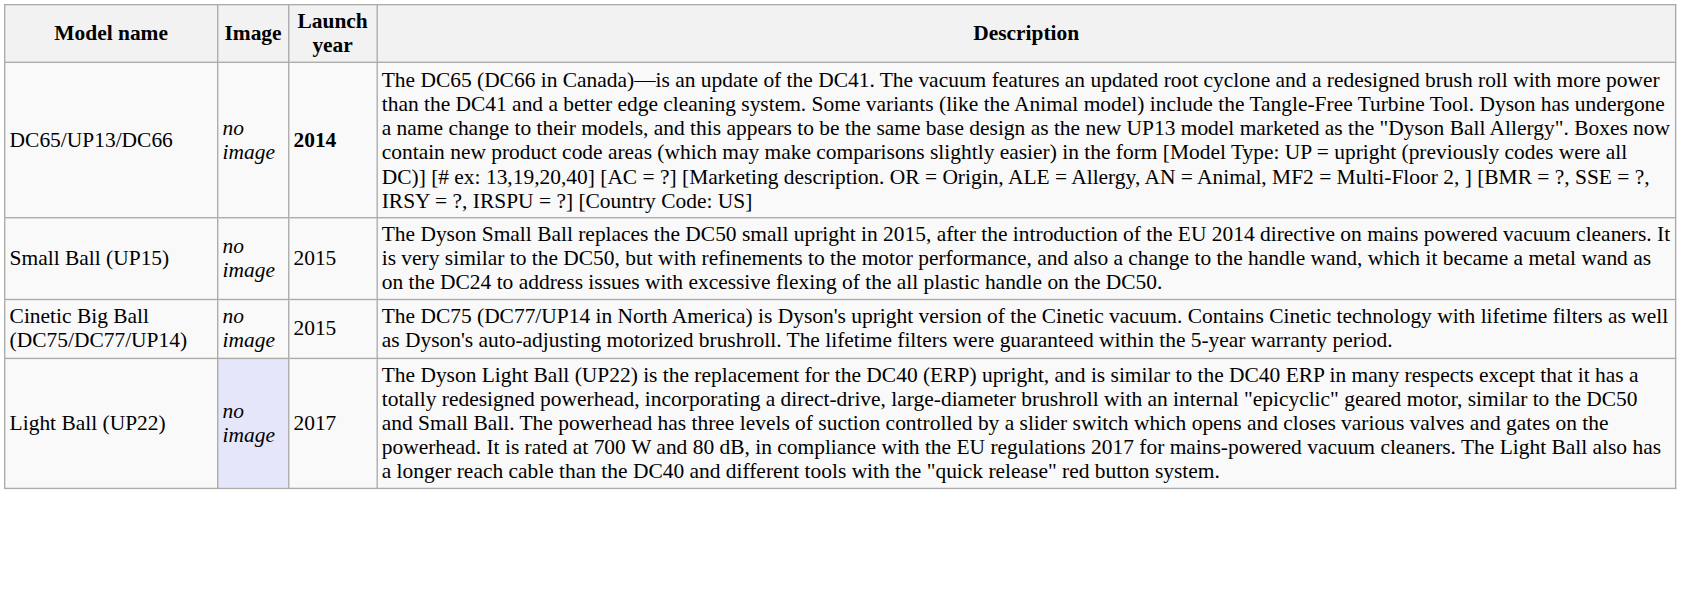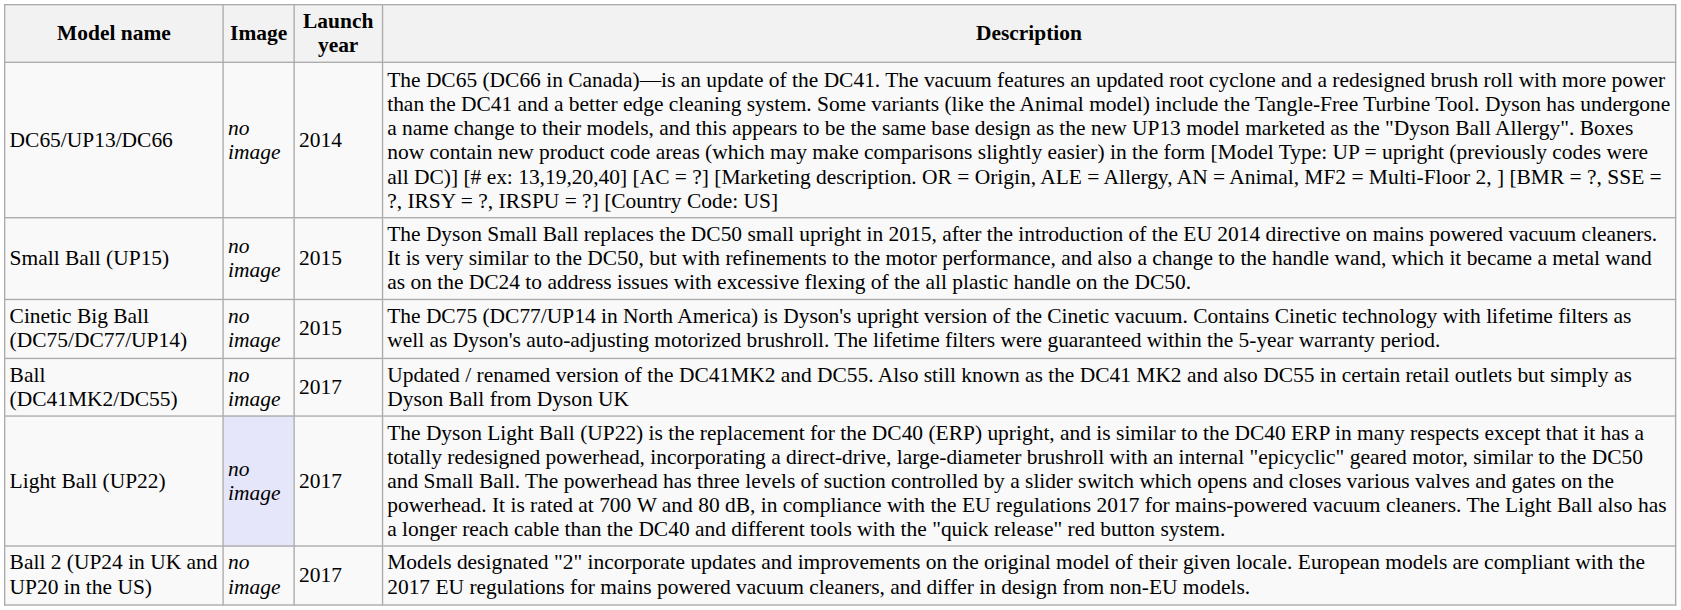(315, 139) bold -> (320, 139) normal
+ row: (94, 386)
+ row: (114, 575)
